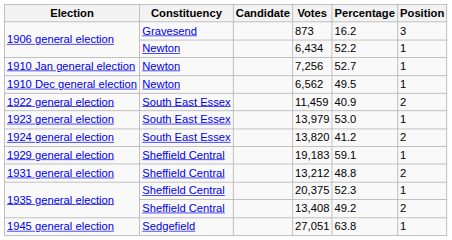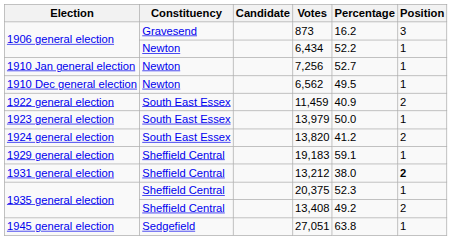(345, 119) 53.0 -> (345, 119) 50.0
(345, 173) 48.8 -> (345, 173) 38.0
(403, 173) normal -> (403, 173) bold
